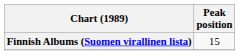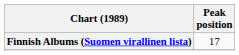(214, 41) 15 -> (214, 41) 17
